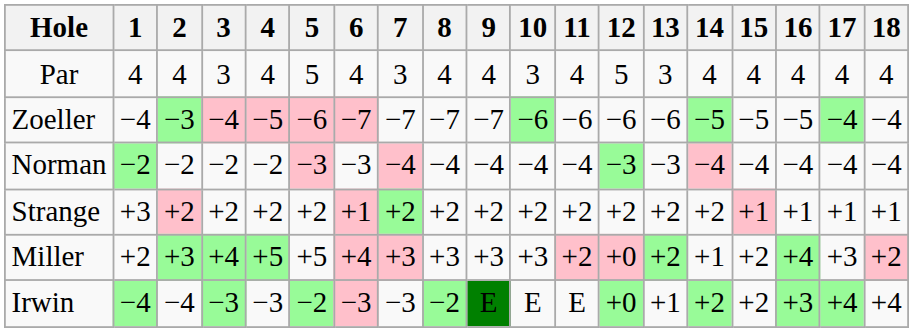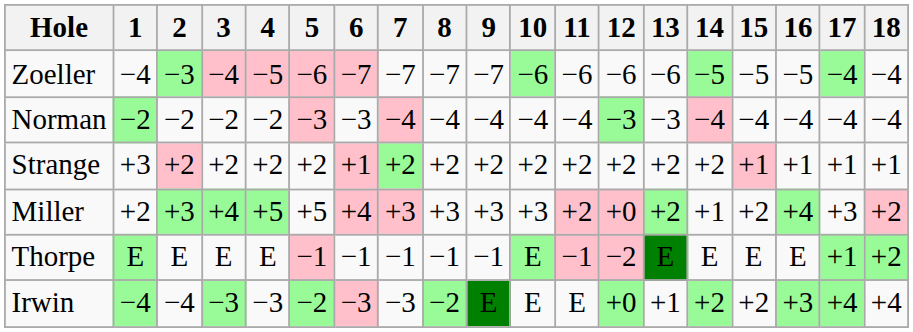- row: (59, 73)
+ row: (53, 257)
